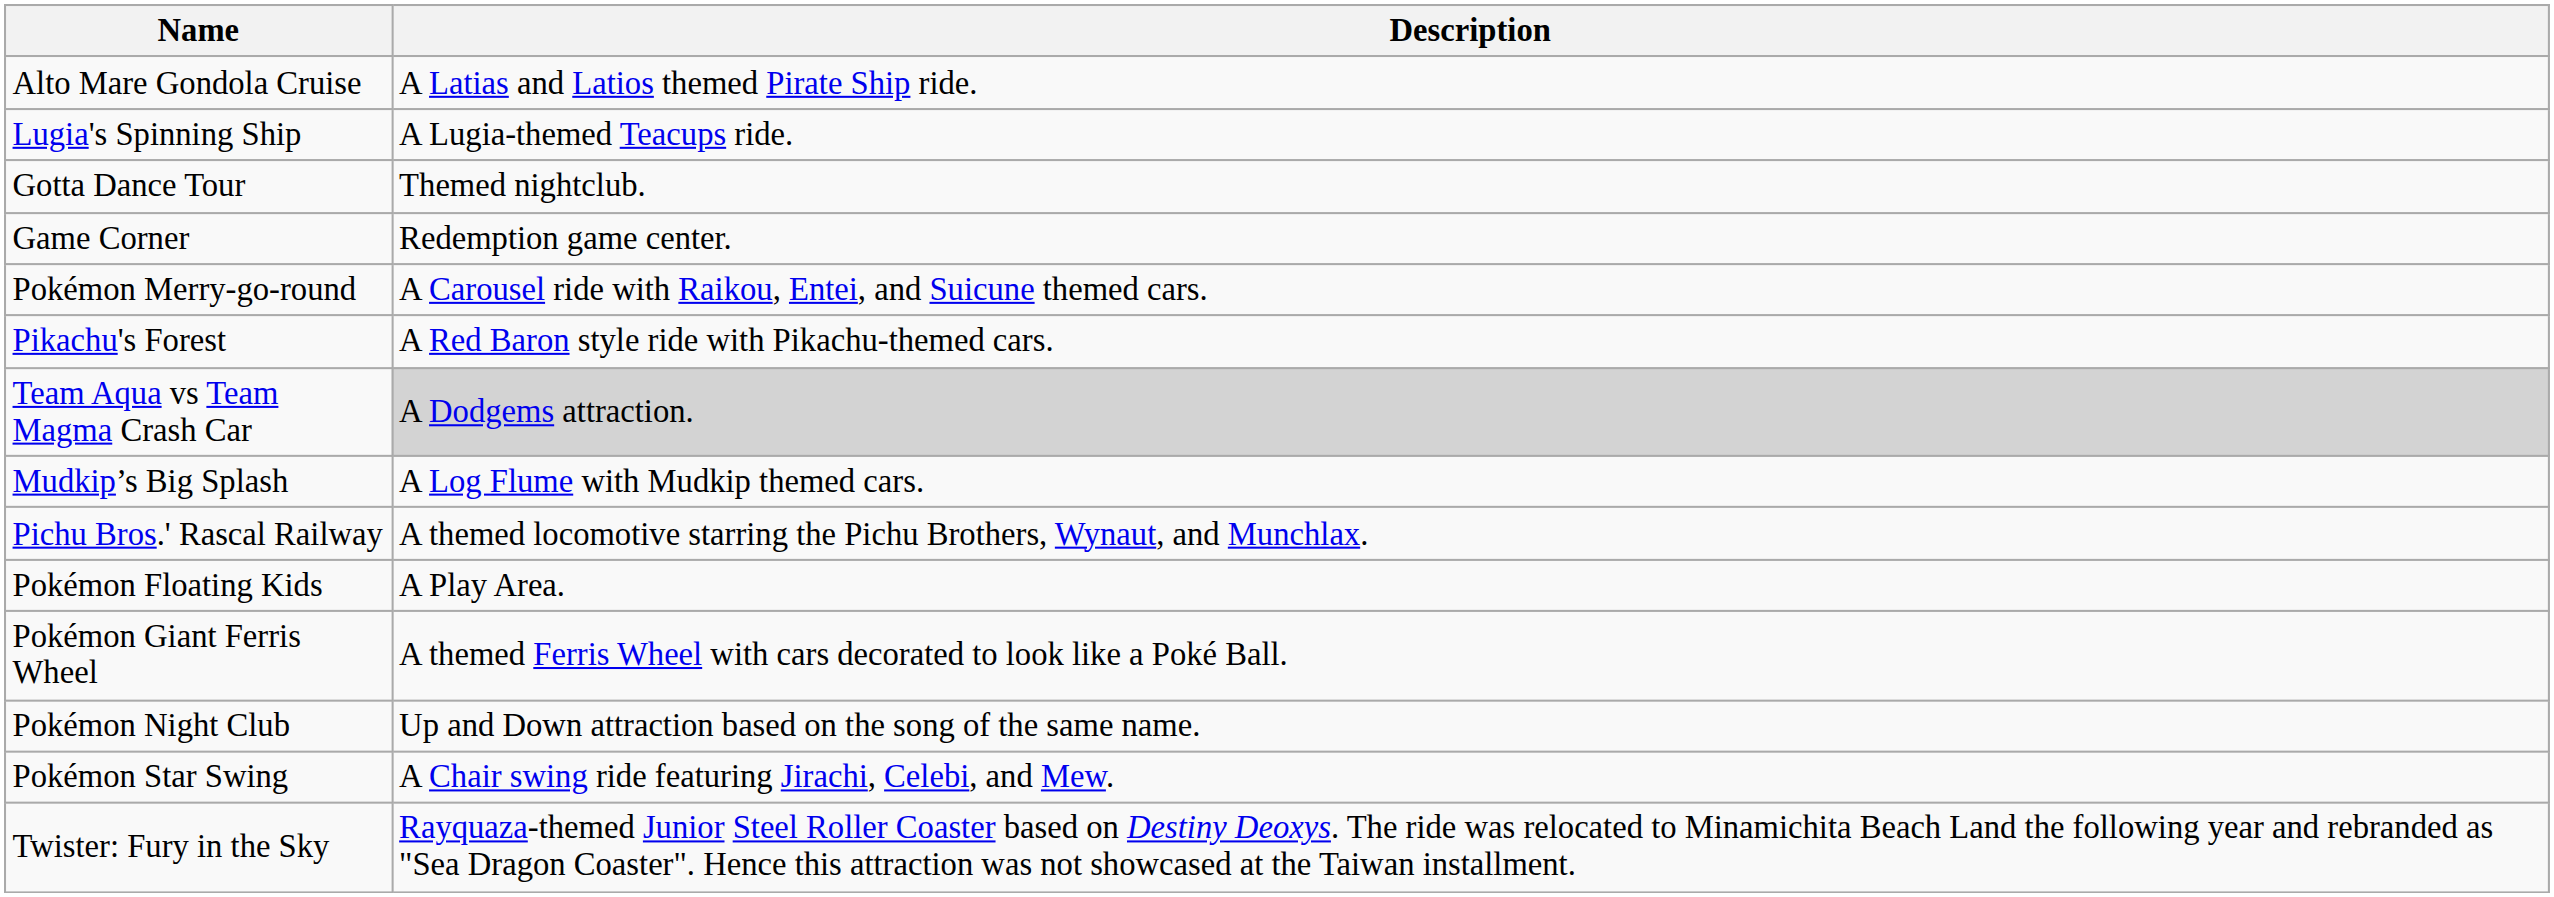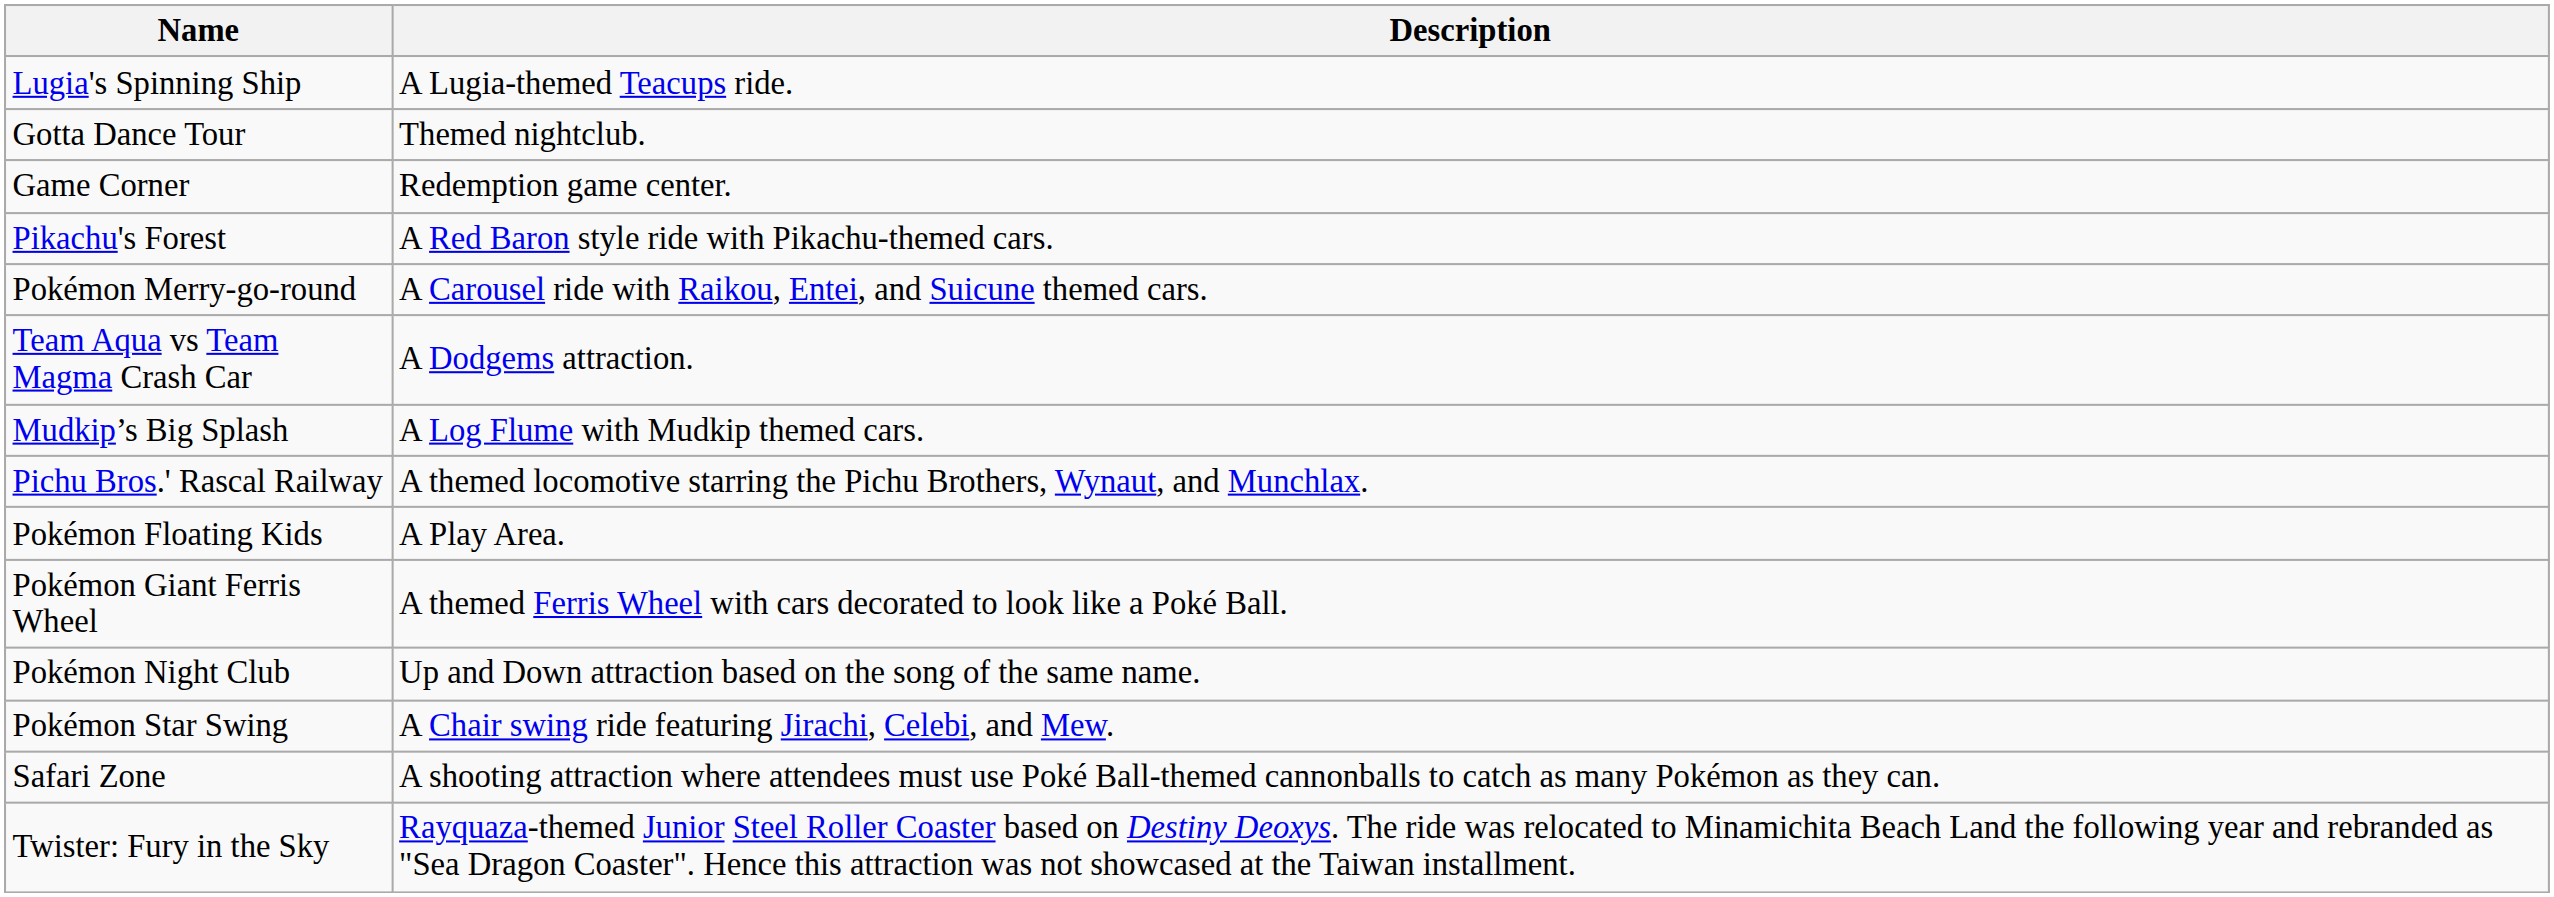- row: (187, 82)
rows swapped: (184, 289) <-> (119, 340)
(546, 411) lightgrey background -> (546, 359) no background
+ row: (89, 776)
